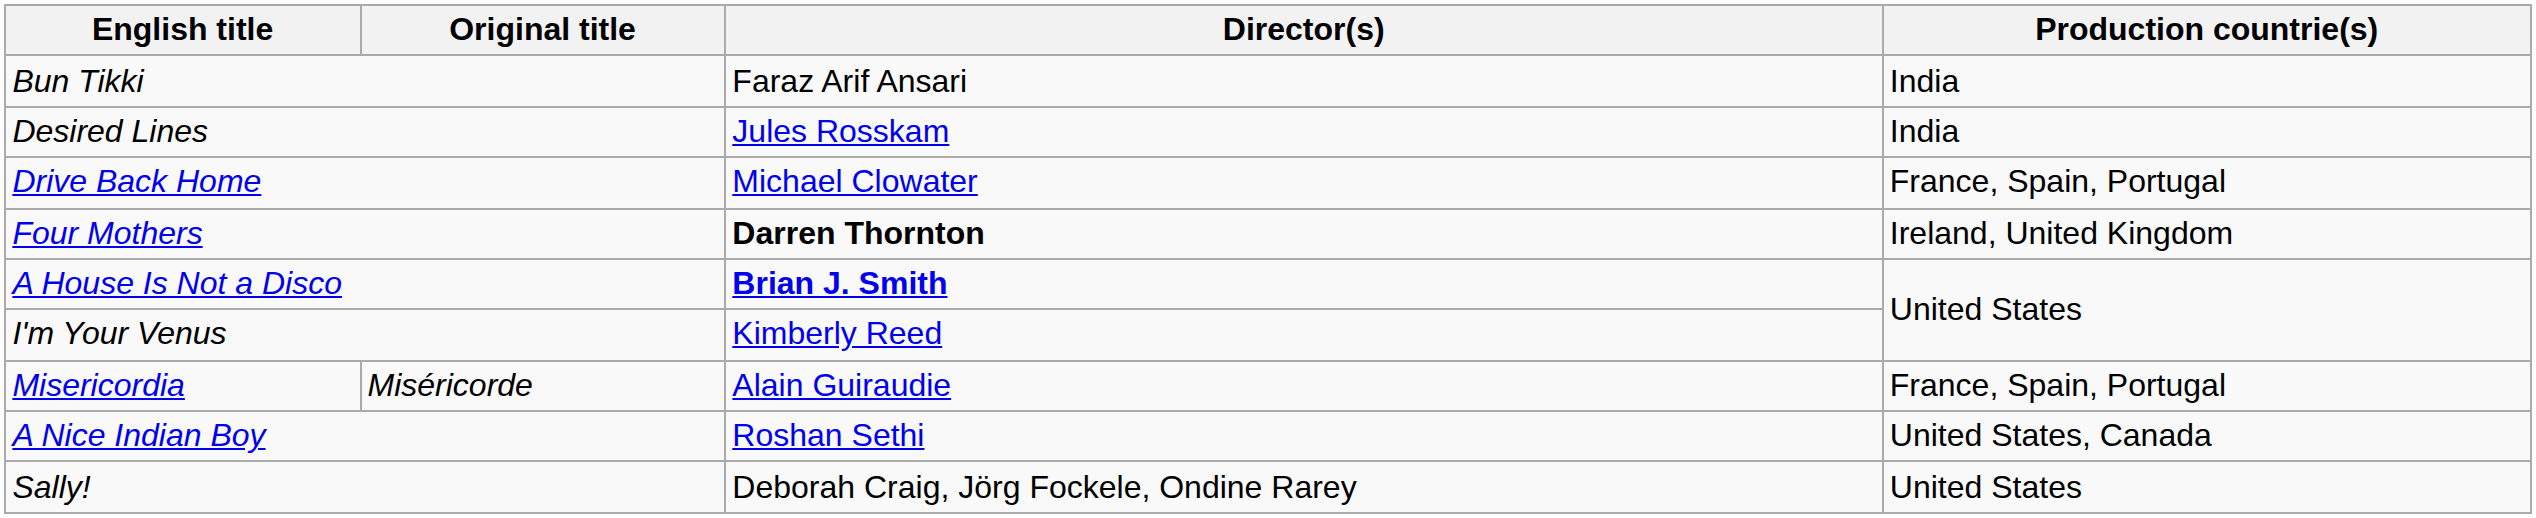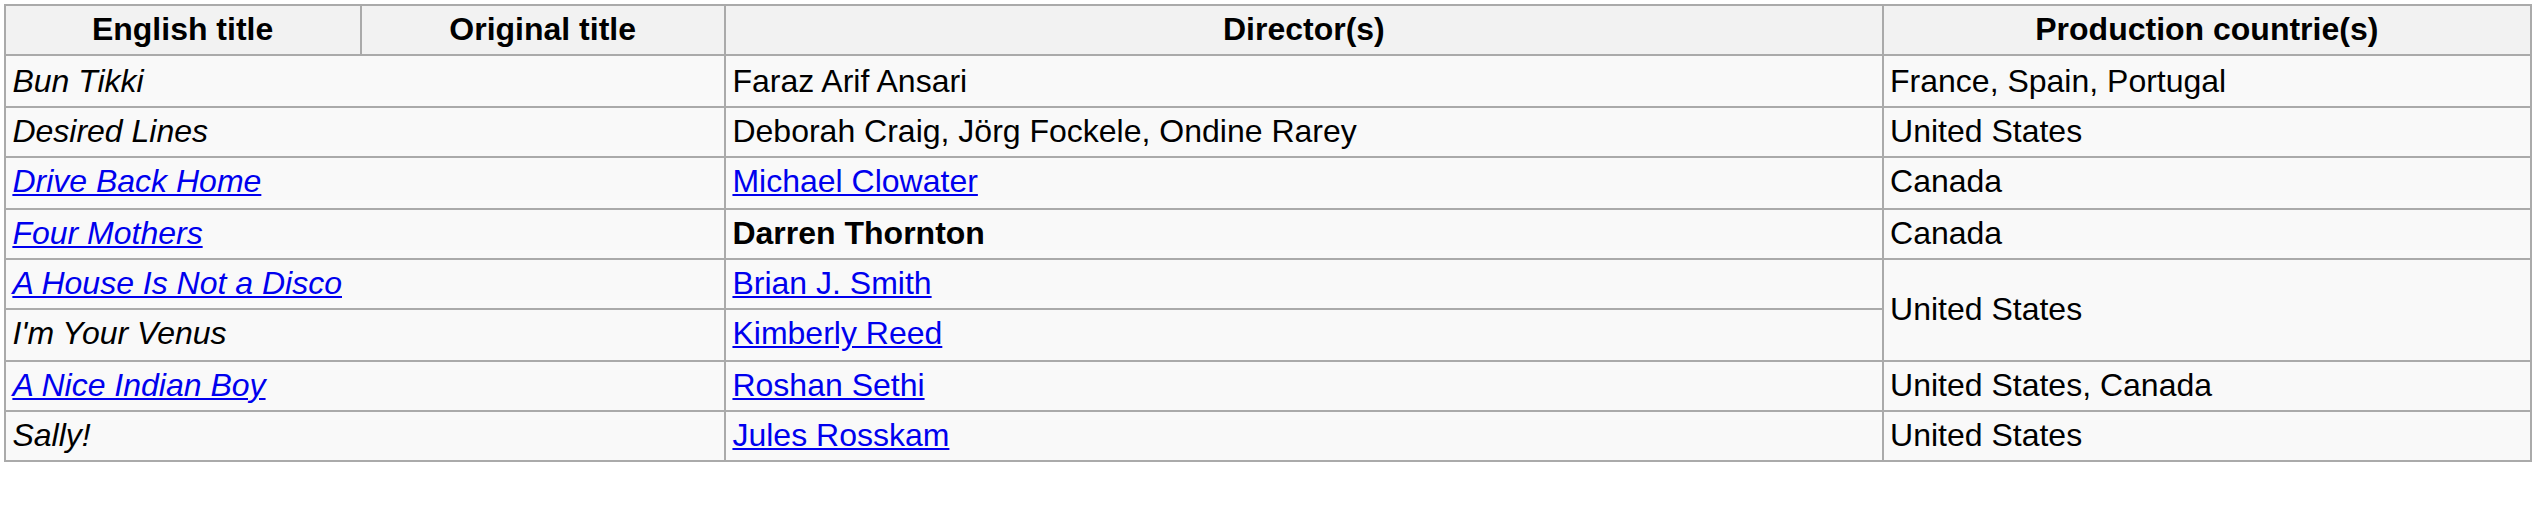(1925, 80) India -> (2058, 80) France, Spain, Portugal
(841, 131) Jules Rosskam -> (1045, 131) Deborah Craig, Jörg Fockele, Ondine Rarey
(1925, 131) India -> (1986, 131) United States
(2058, 182) France, Spain, Portugal -> (1946, 182) Canada
(2061, 232) Ireland, United Kingdom -> (1946, 232) Canada
(840, 283) bold -> (832, 283) normal
- row: (99, 385)
(1044, 486) Deborah Craig, Jörg Fockele, Ondine Rarey -> (841, 435) Jules Rosskam
